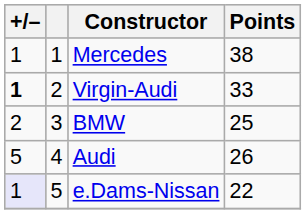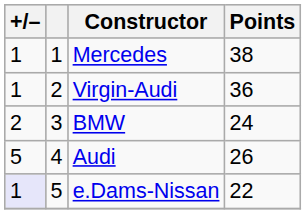(16, 89) bold -> (16, 89) normal
(242, 89) 33 -> (242, 89) 36
(242, 123) 25 -> (242, 123) 24
